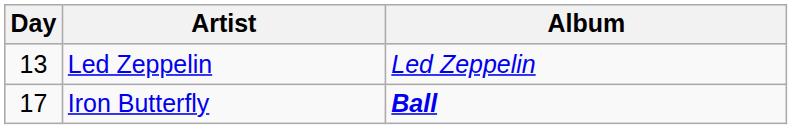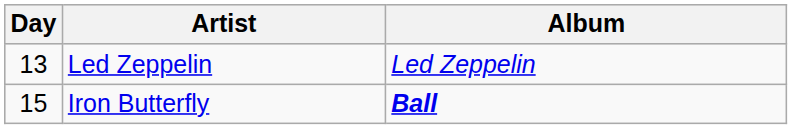(33, 103) 17 -> (33, 103) 15
